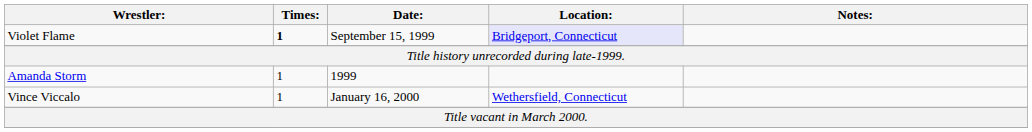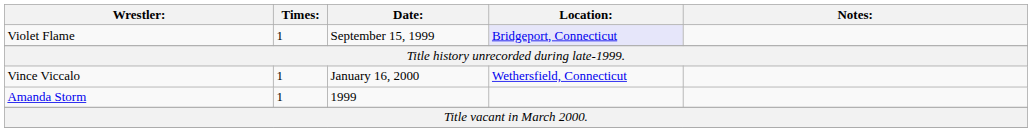(280, 35) bold -> (280, 35) normal
rows swapped: (47, 76) <-> (44, 96)
